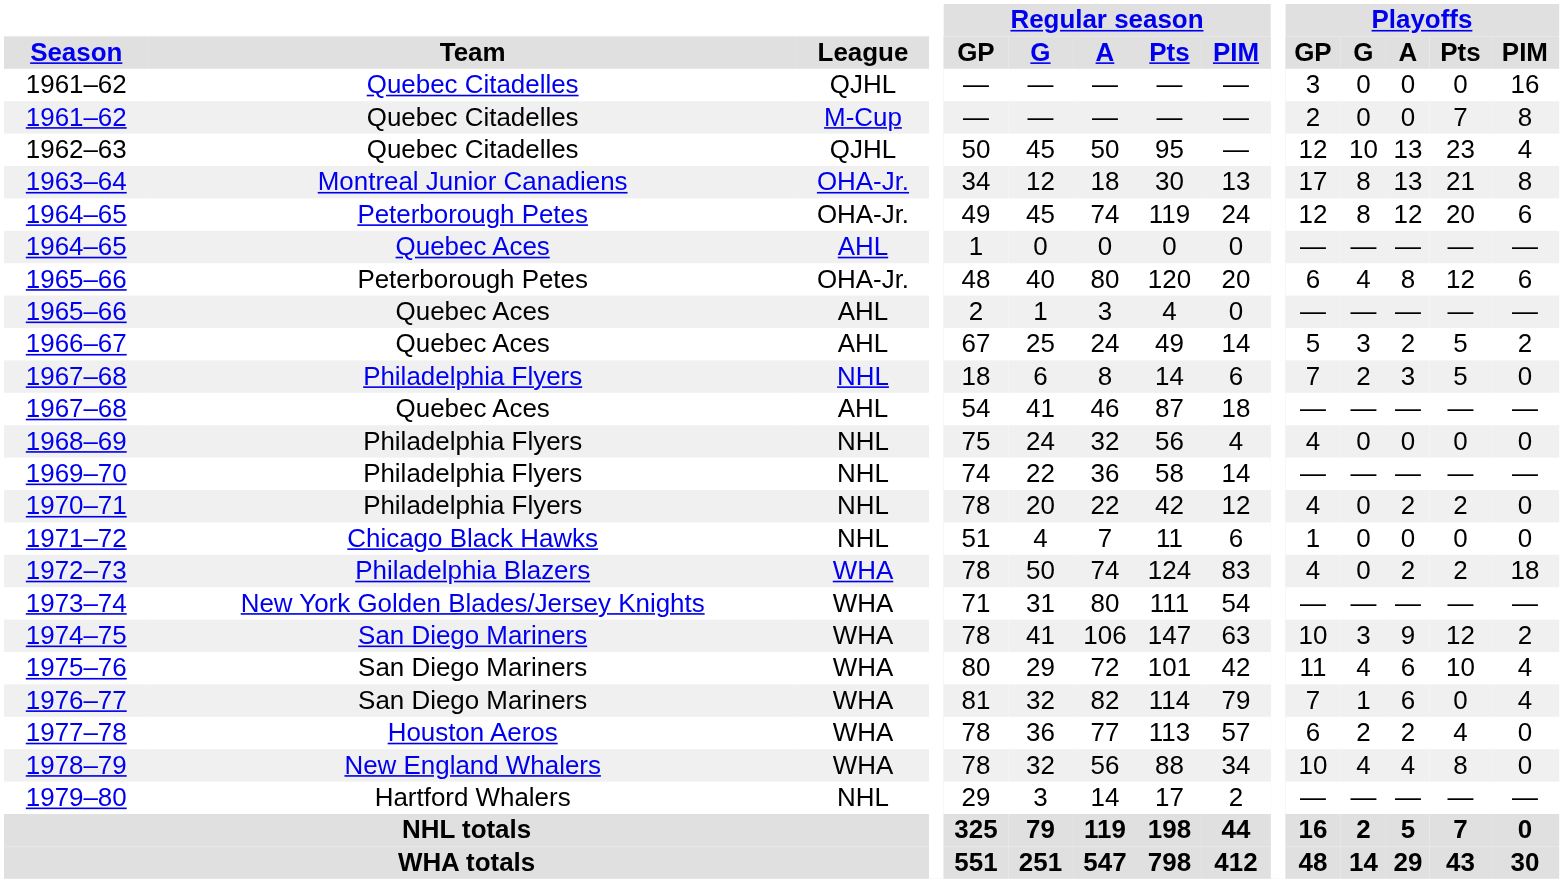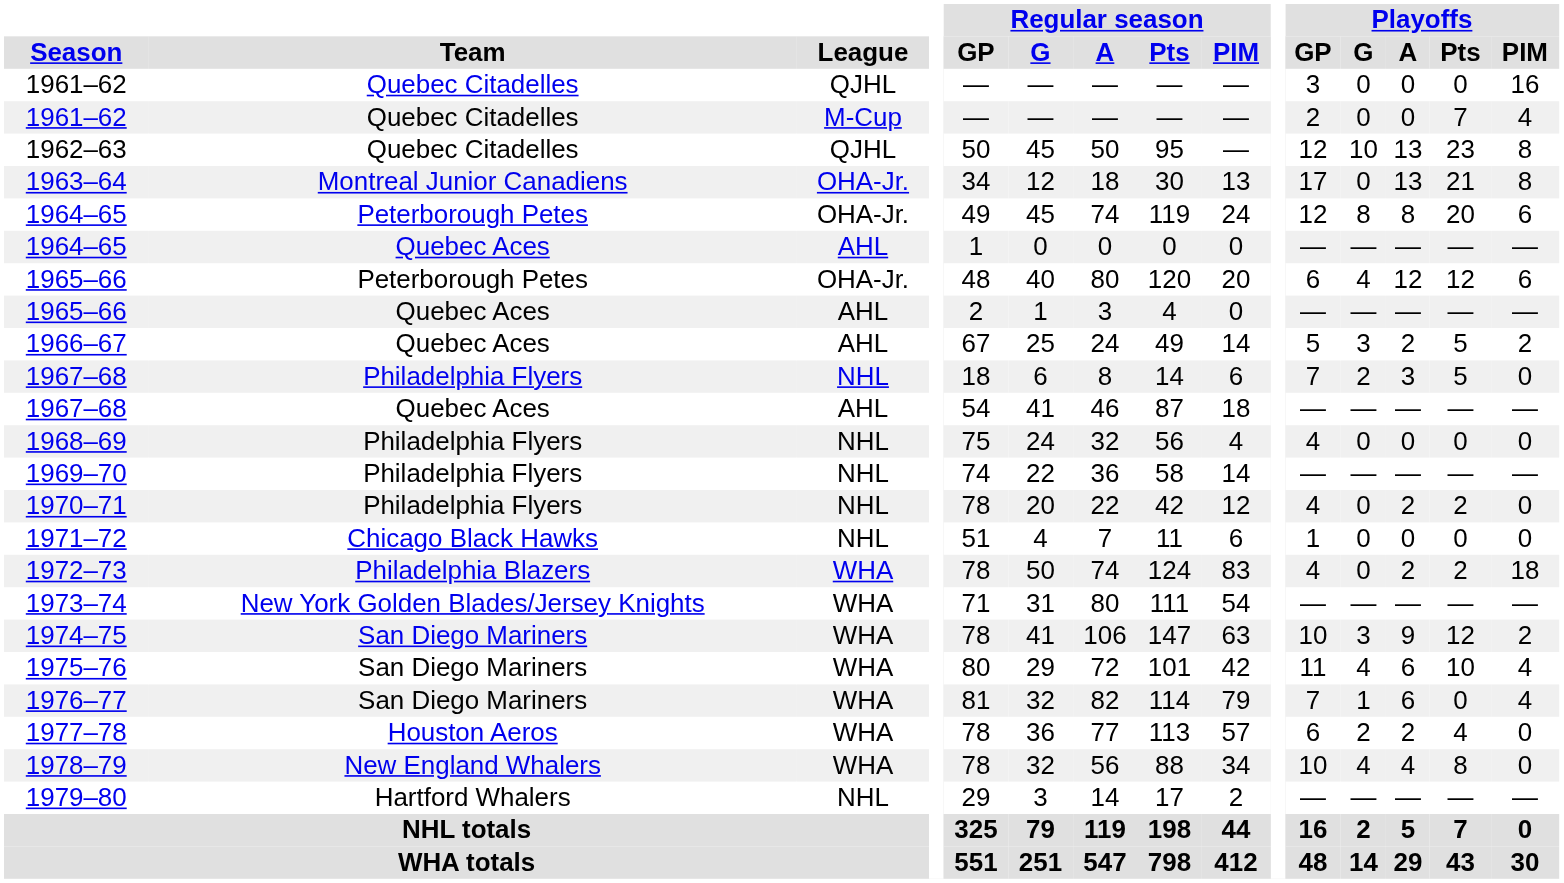(1525, 117) 8 -> (1525, 117) 4
(1525, 149) 4 -> (1525, 149) 8
(1363, 181) 8 -> (1363, 181) 0
(1408, 214) 12 -> (1408, 214) 8
(1408, 279) 8 -> (1408, 279) 12
